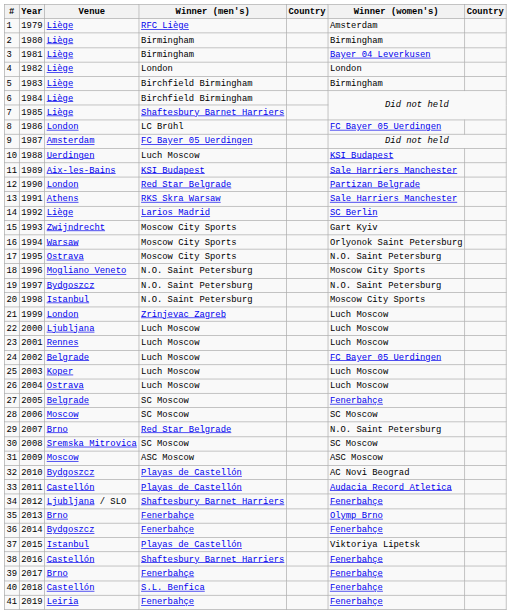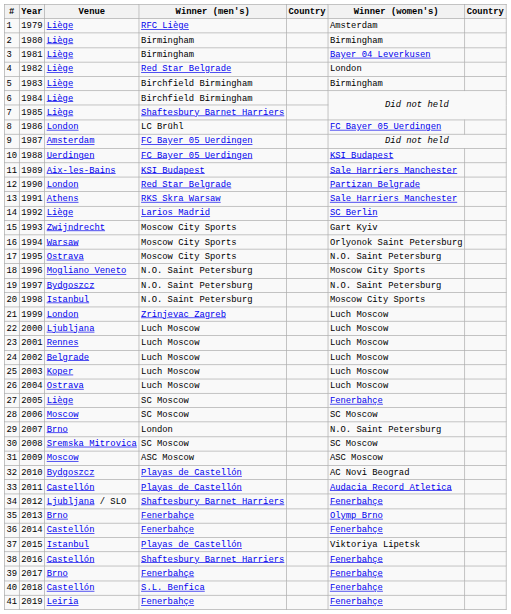(157, 69) London -> (186, 69) Red Star Belgrade
(170, 156) Luch Moscow -> (197, 156) FC Bayer 05 Uerdingen
(386, 357) FC Bayer 05 Uerdingen -> (359, 357) Luch Moscow
(68, 401) Belgrade -> (60, 401) Liège
(186, 429) Red Star Belgrade -> (157, 429) London
(71, 530) Bydgoszcz -> (71, 530) Castellón
